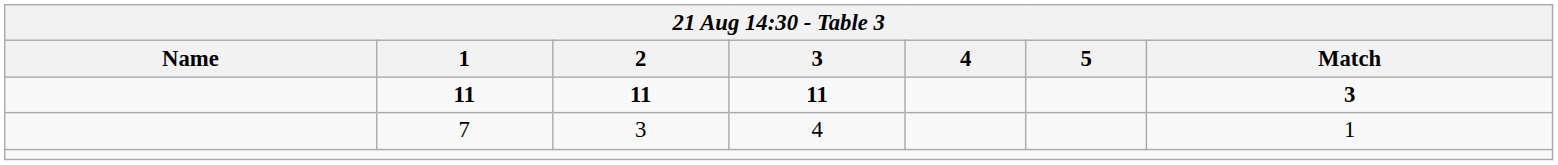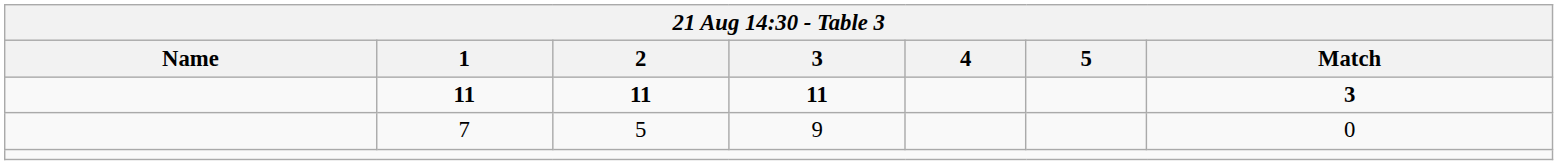(641, 130) 3 -> (641, 130) 5
(817, 130) 4 -> (817, 130) 9
(1350, 130) 1 -> (1350, 130) 0
